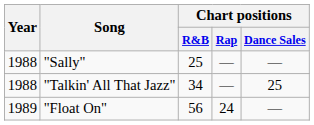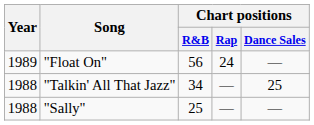rows swapped: (65, 62) <-> (75, 108)
